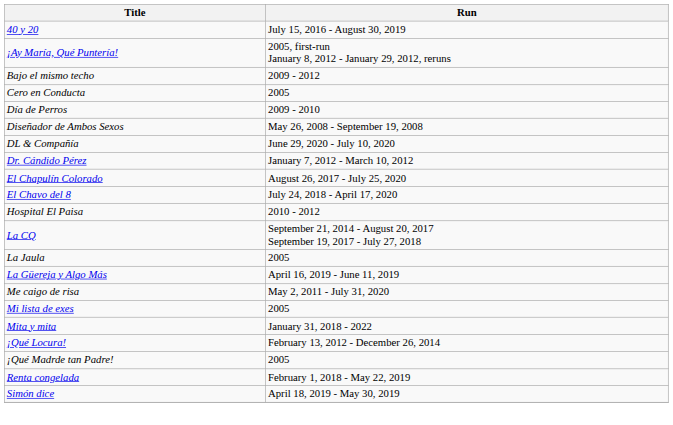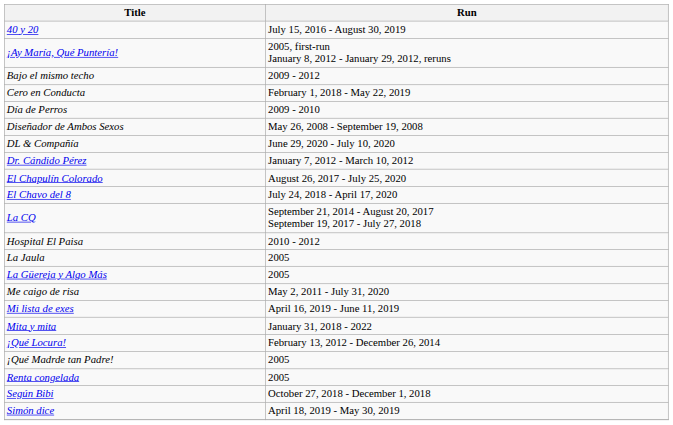(279, 93) 2005 -> (339, 93) February 1, 2018 - May 22, 2019
rows swapped: (45, 212) <-> (21, 235)
(334, 275) April 16, 2019 - June 11, 2019 -> (279, 275) 2005
(279, 309) 2005 -> (334, 309) April 16, 2019 - June 11, 2019
(339, 377) February 1, 2018 - May 22, 2019 -> (279, 377) 2005
+ row: (30, 394)
